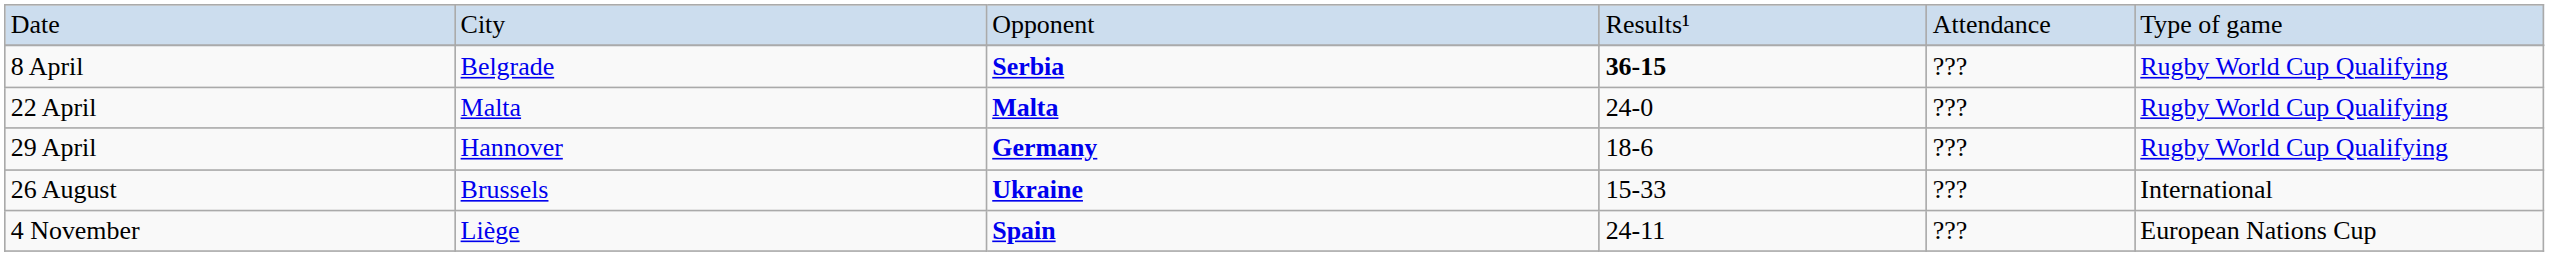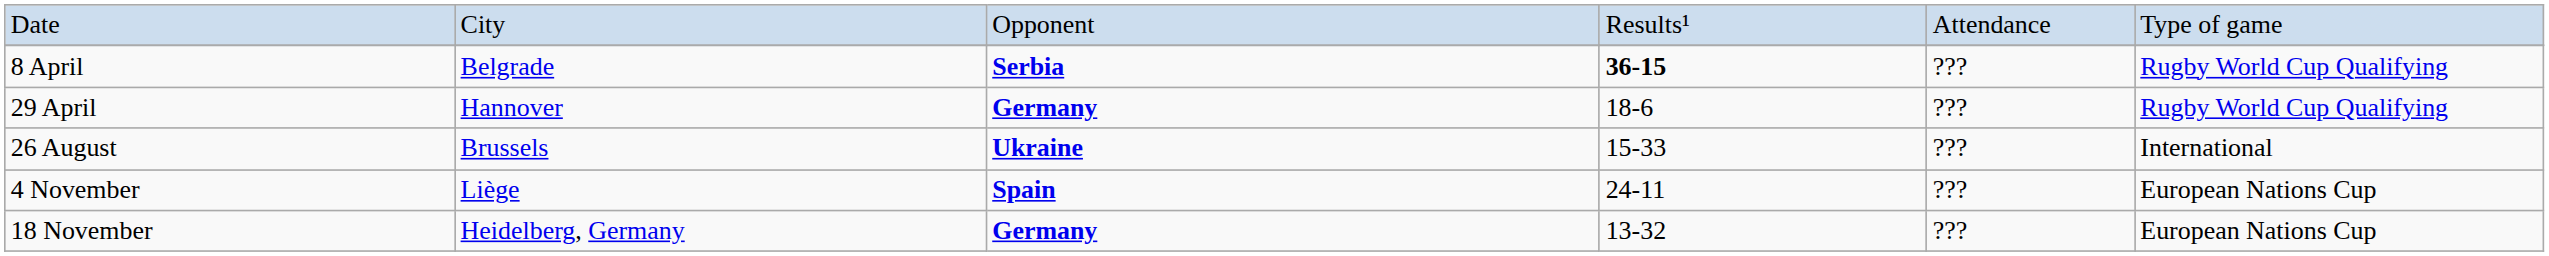- row: (54, 107)
+ row: (82, 230)
